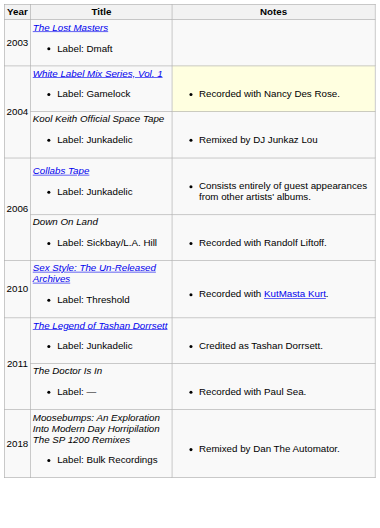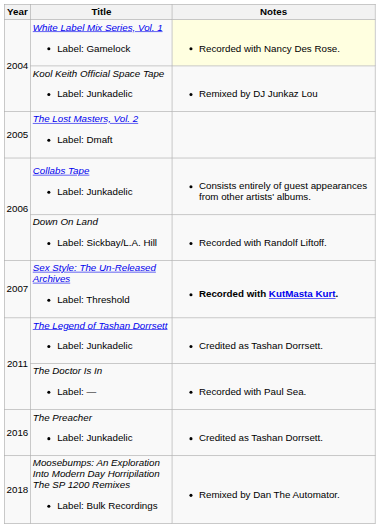- row: (101, 38)
+ row: (101, 130)
(17, 289) 2010 -> (17, 289) 2007
(274, 295) normal -> (274, 295) bold
+ row: (101, 428)
